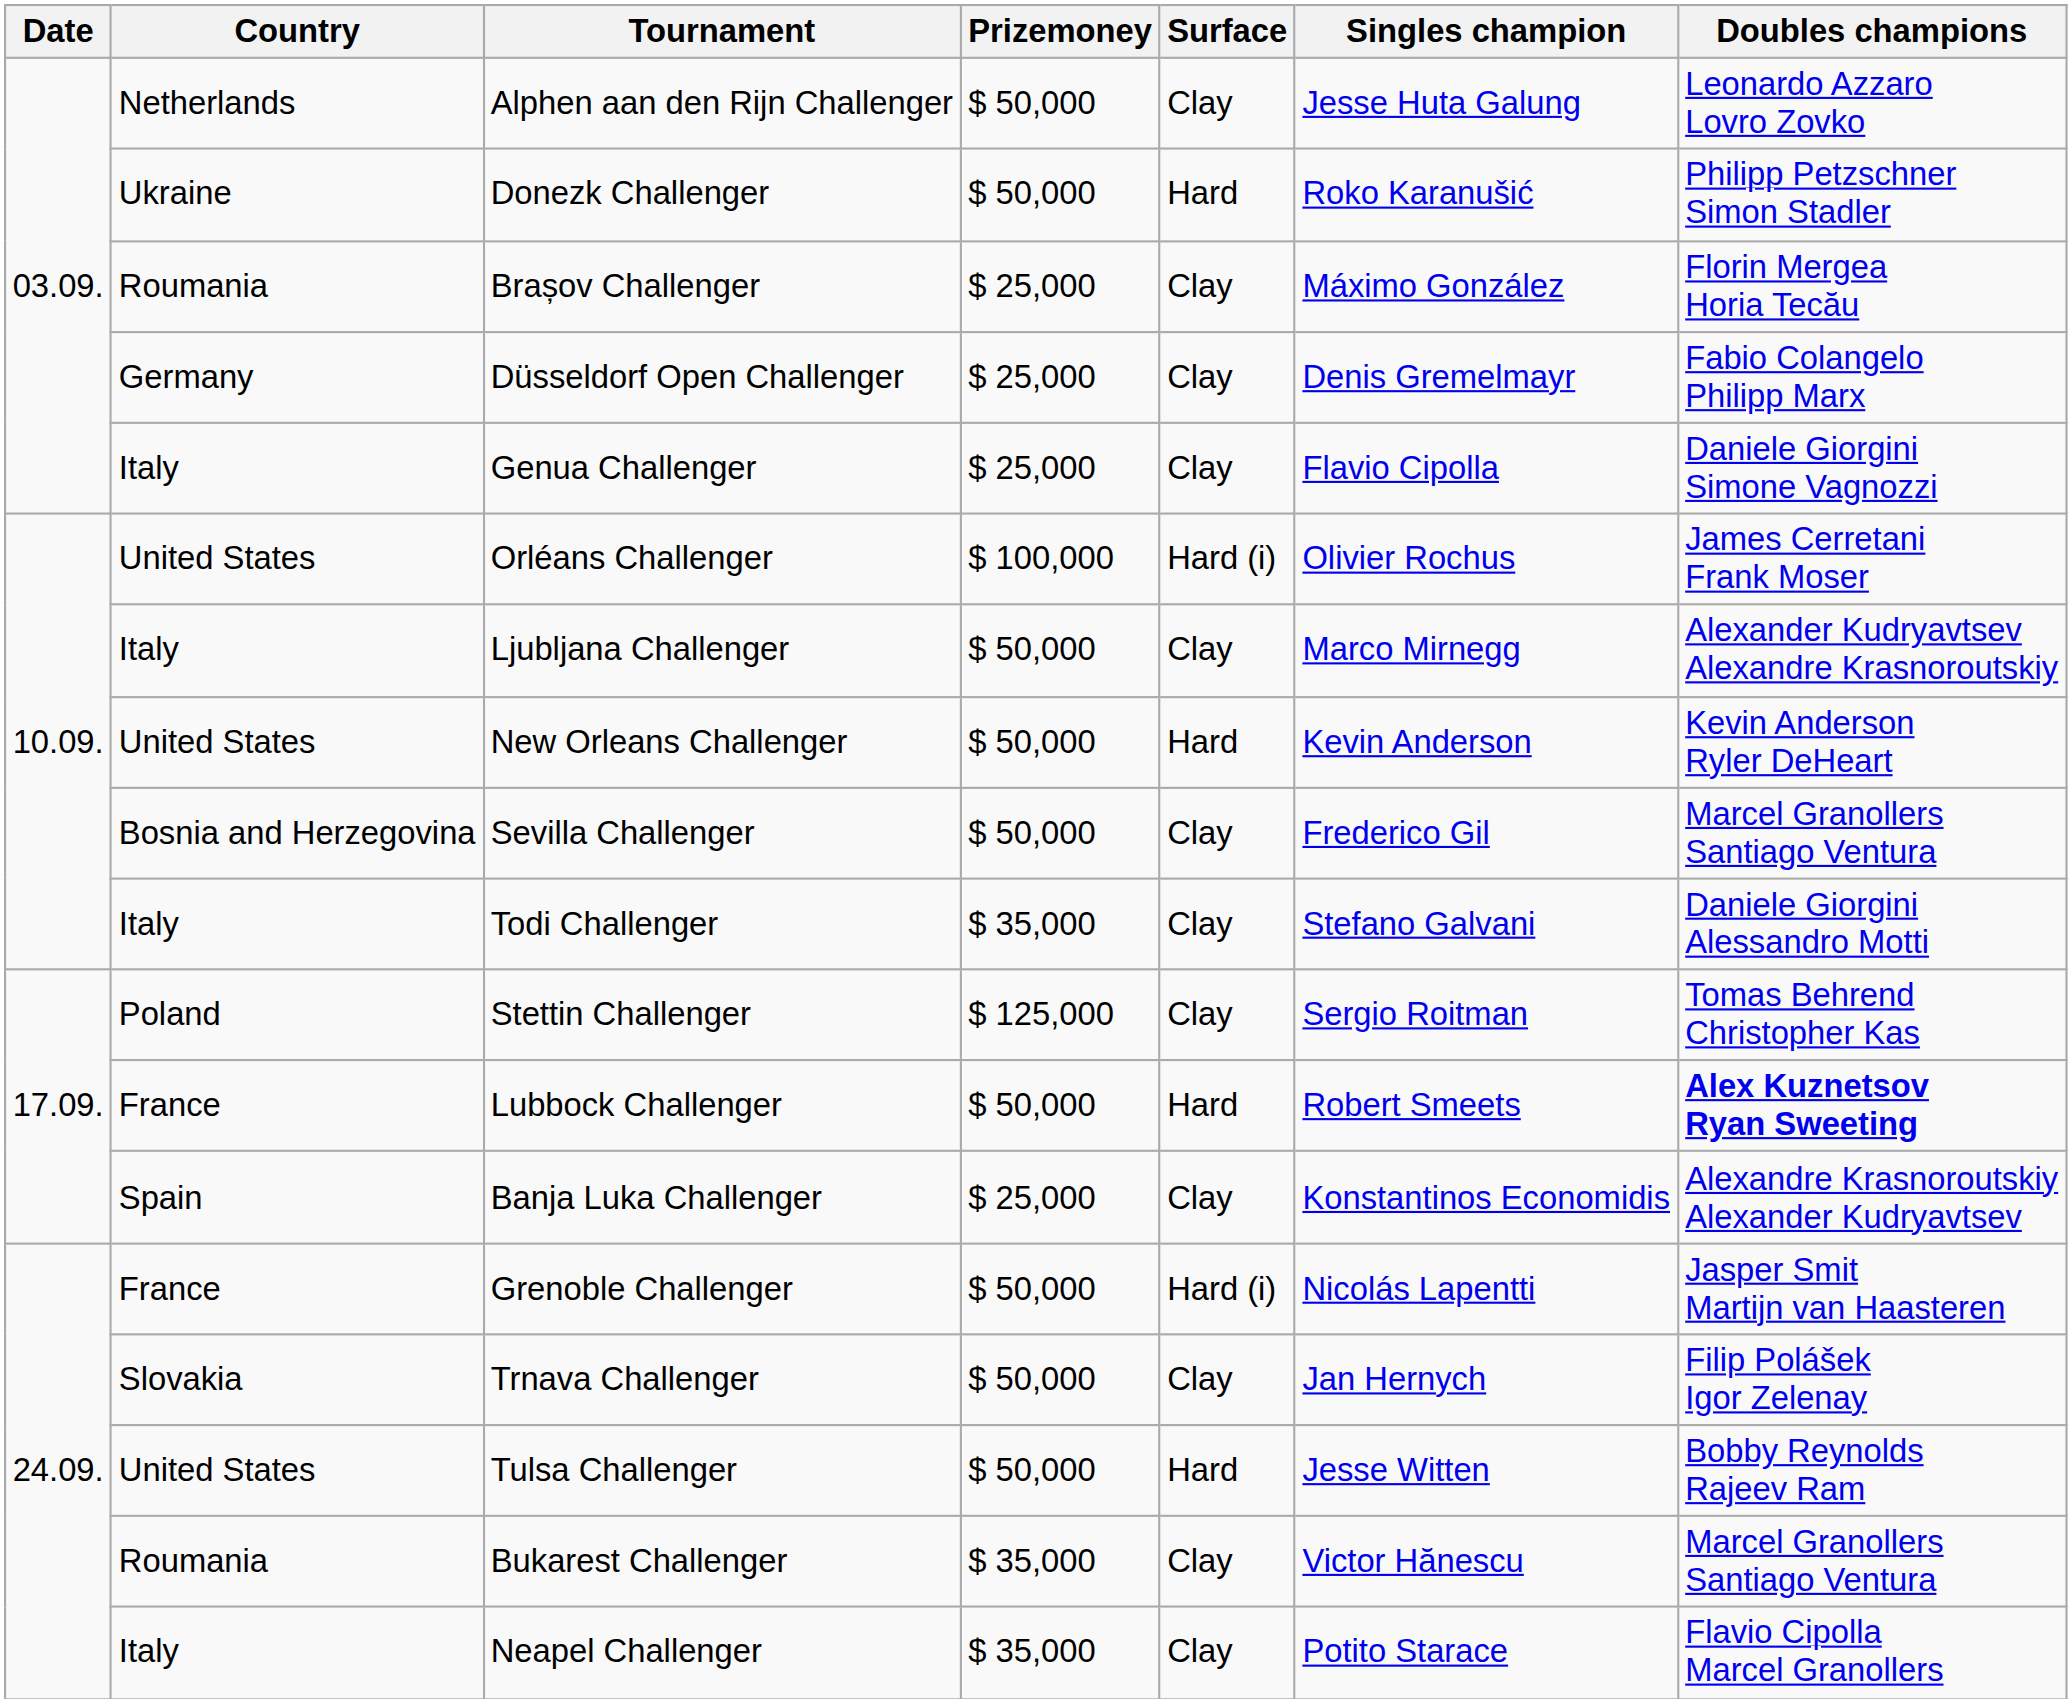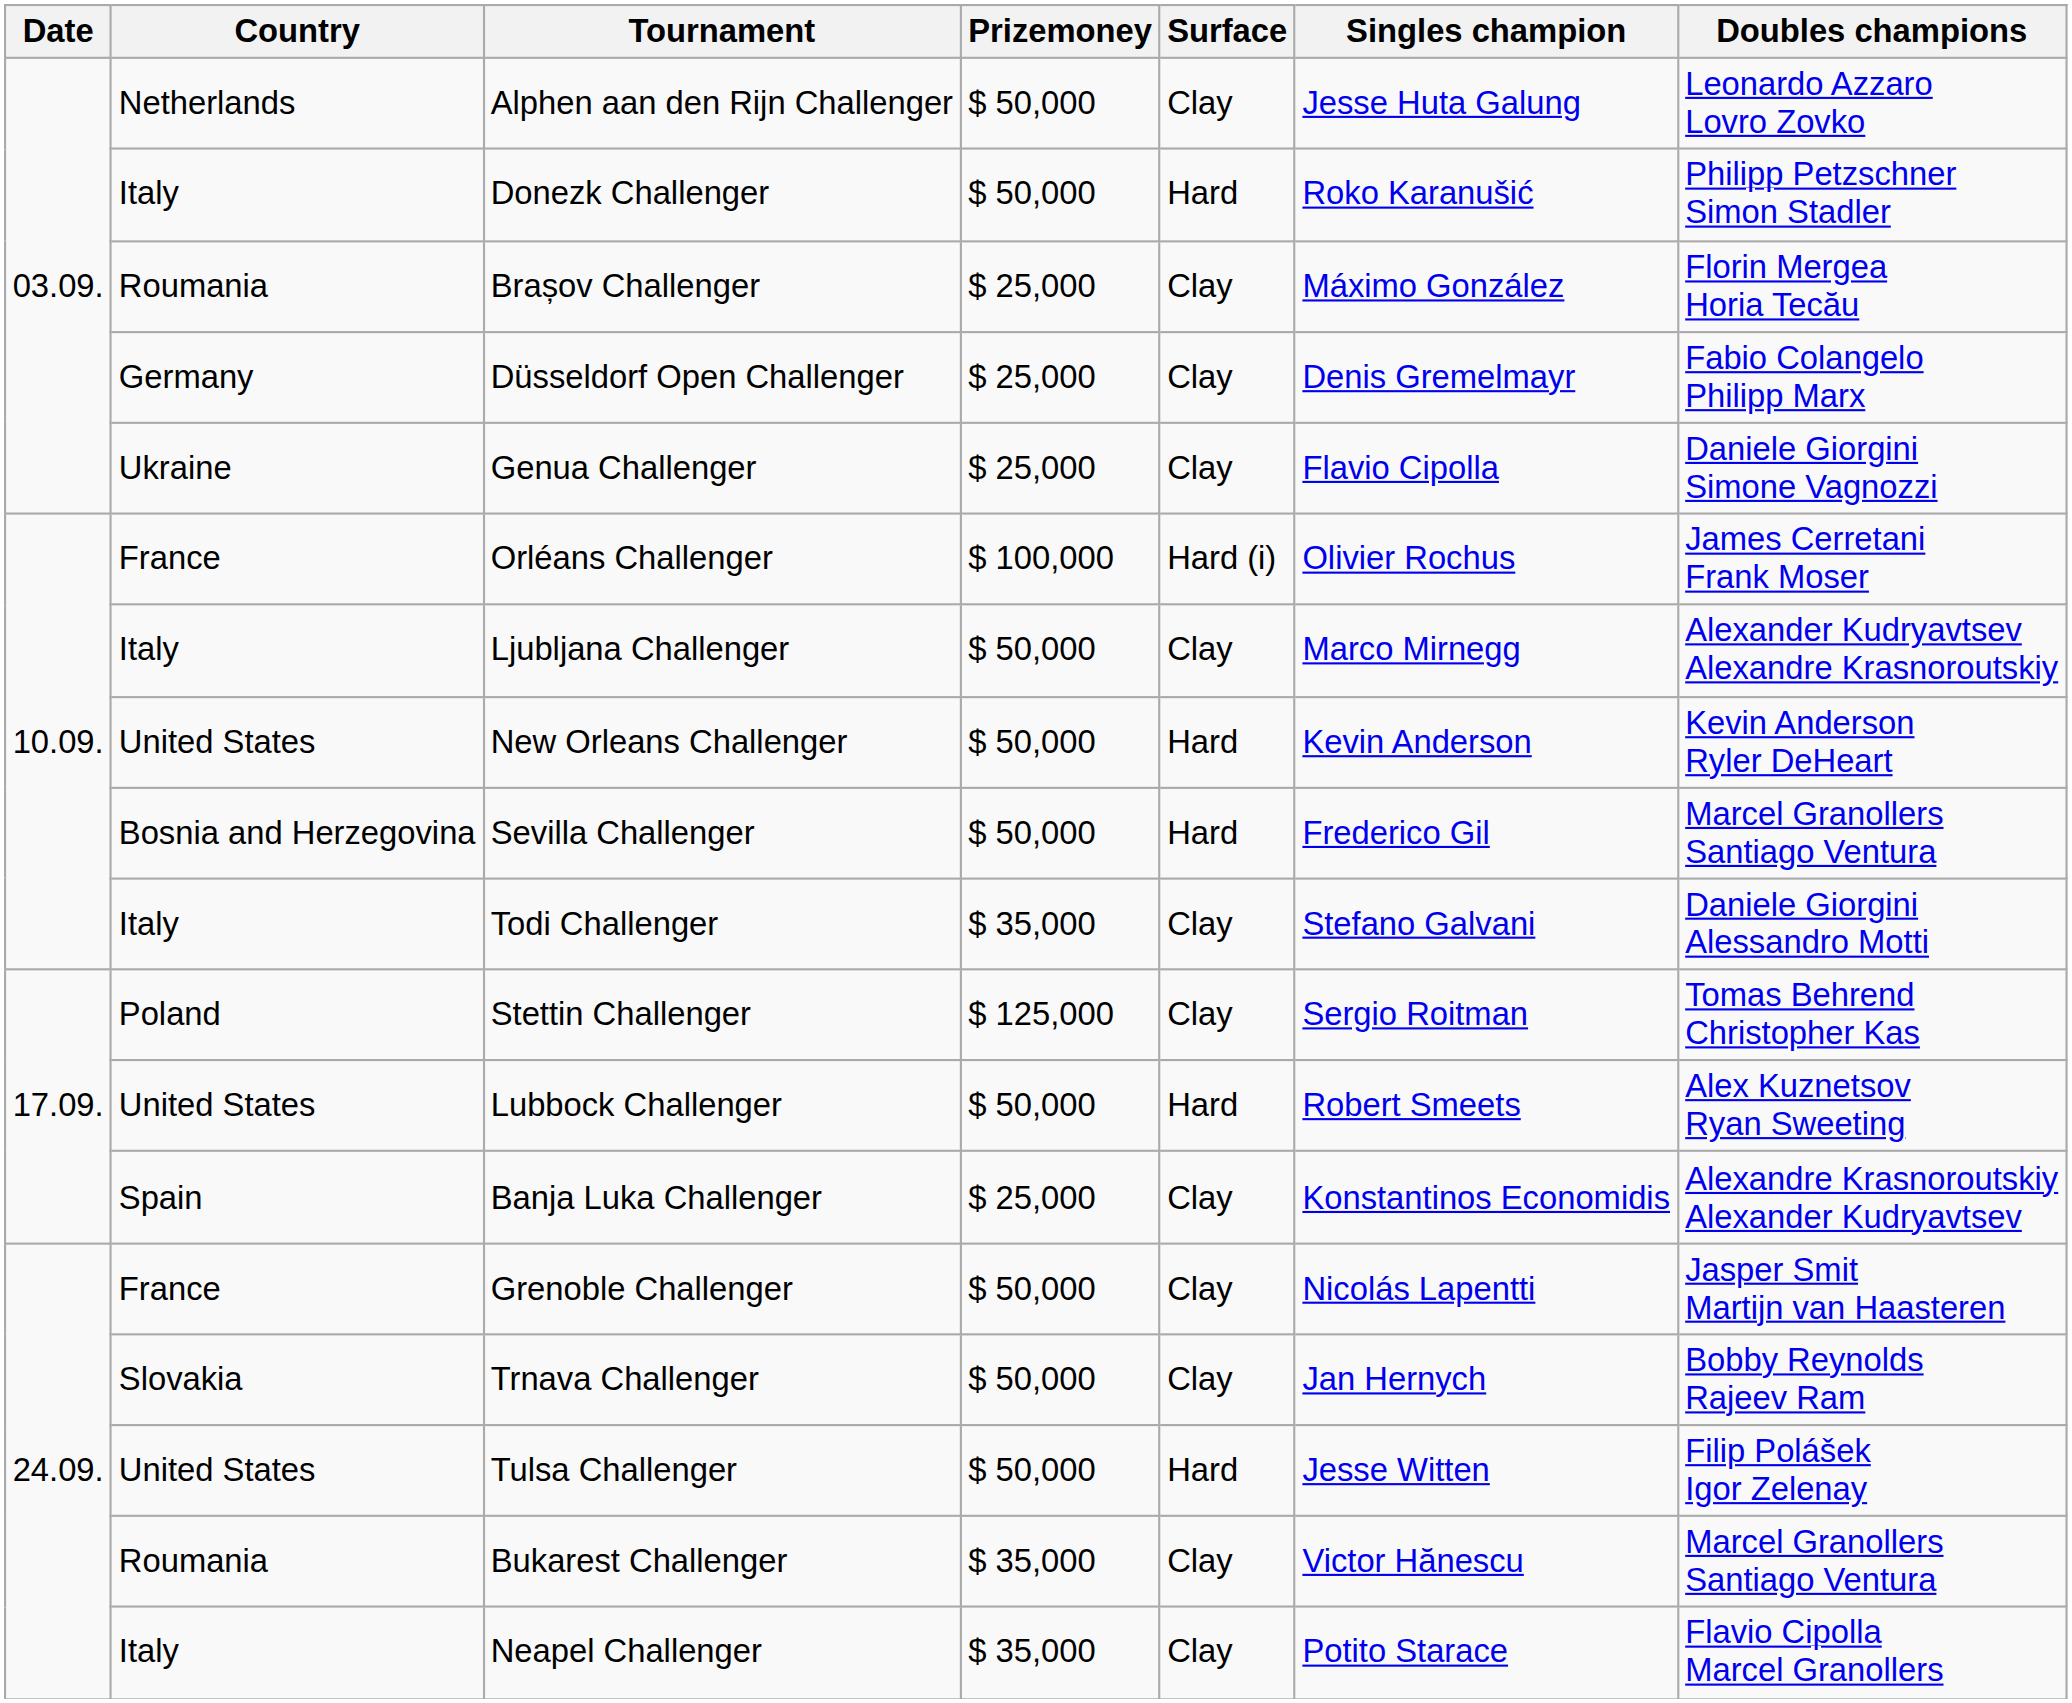(175, 193) Ukraine -> (149, 193) Italy
(149, 467) Italy -> (175, 467) Ukraine
(217, 558) United States -> (170, 558) France
(1200, 831) Clay -> (1203, 831) Hard
(170, 1105) France -> (217, 1105) United States
(1807, 1105) bold -> (1798, 1105) normal
(1222, 1287) Hard (i) -> (1200, 1287) Clay
(1778, 1378) Filip Polášek Igor Zelenay -> (1804, 1378) Bobby Reynolds Rajeev Ram
(1804, 1469) Bobby Reynolds Rajeev Ram -> (1778, 1469) Filip Polášek Igor Zelenay
